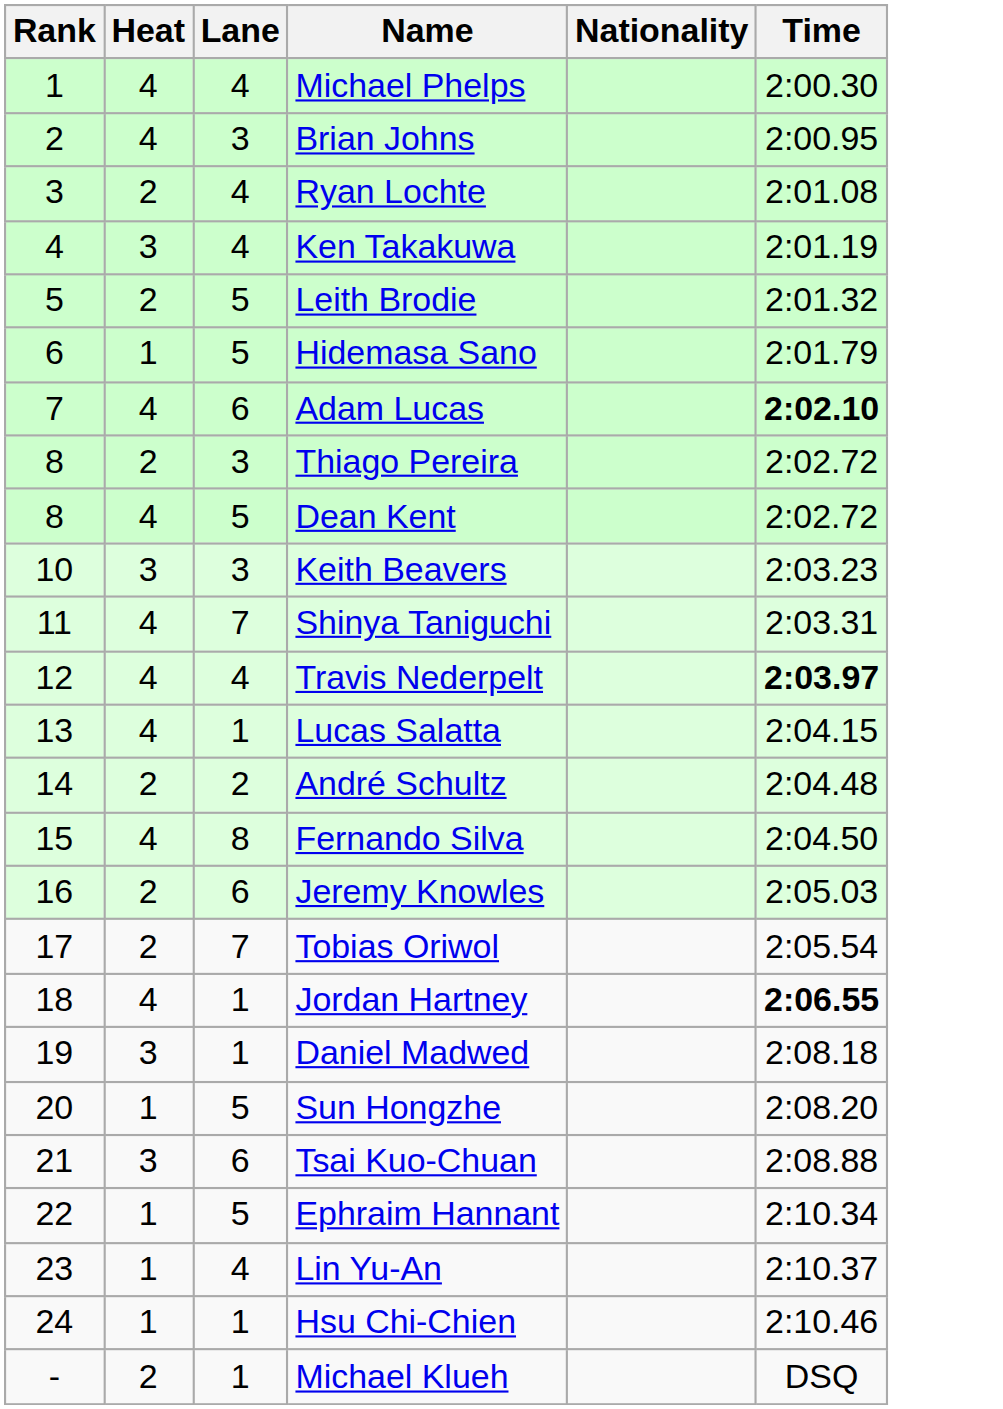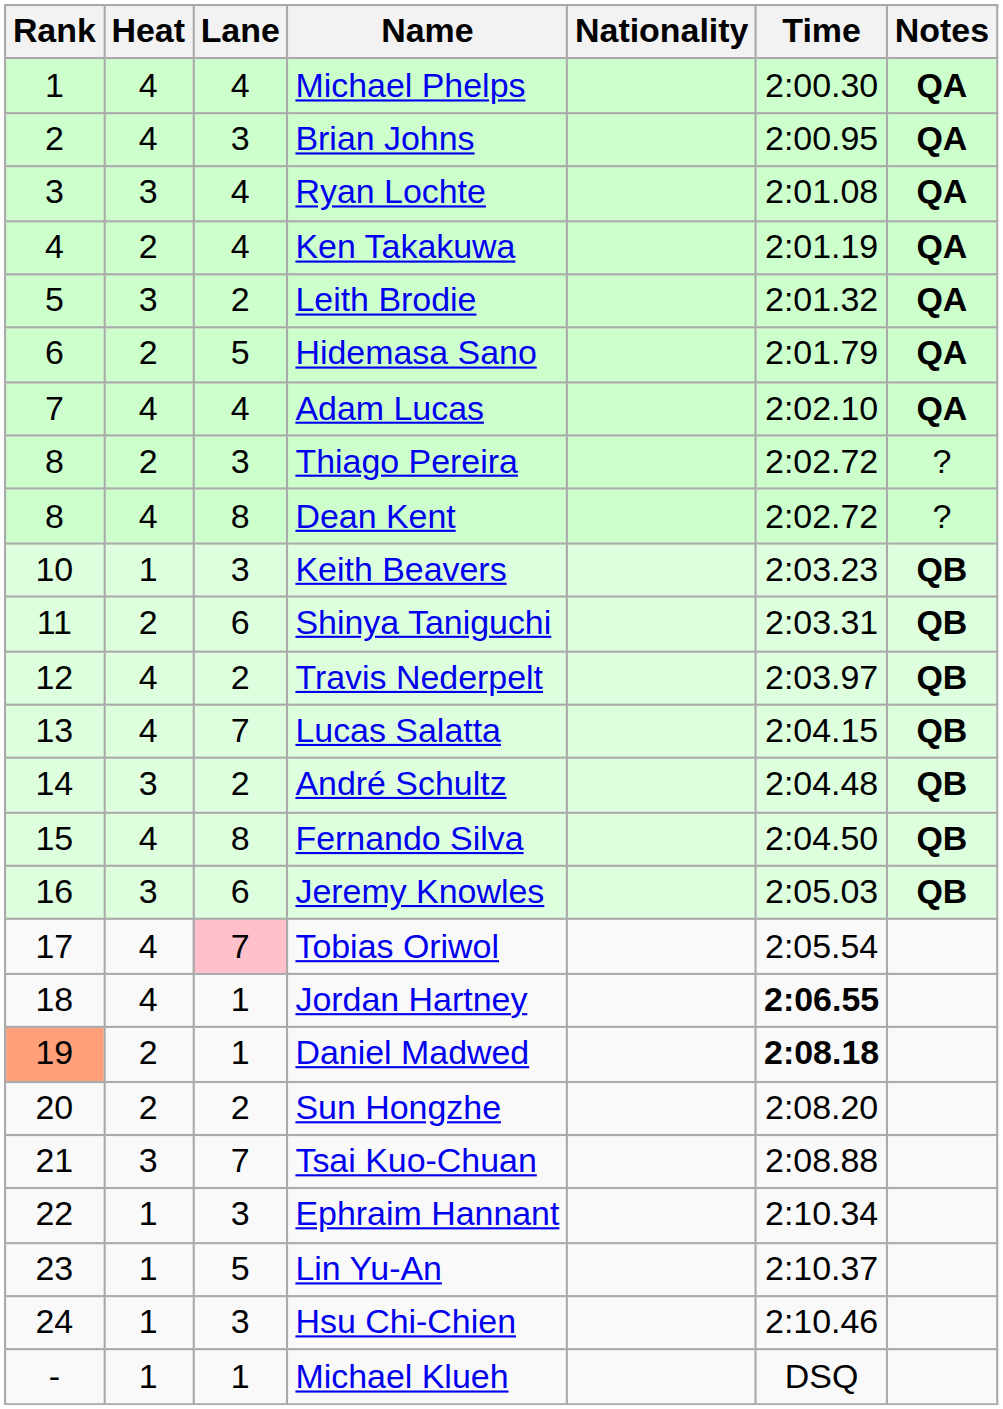+ column: (942, 31)
(148, 192) 2 -> (148, 192) 3
(148, 246) 3 -> (148, 246) 2
(148, 300) 2 -> (148, 300) 3
(240, 300) 5 -> (240, 300) 2
(148, 354) 1 -> (148, 354) 2
(240, 407) 6 -> (240, 407) 4
(822, 407) bold -> (822, 407) normal
(240, 515) 5 -> (240, 515) 8
(148, 569) 3 -> (148, 569) 1
(148, 623) 4 -> (148, 623) 2
(240, 623) 7 -> (240, 623) 6
(240, 676) 4 -> (240, 676) 2
(822, 676) bold -> (822, 676) normal
(240, 730) 1 -> (240, 730) 7
(148, 784) 2 -> (148, 784) 3
(148, 892) 2 -> (148, 892) 3
(148, 945) 2 -> (148, 945) 4
(240, 945) no background -> (240, 945) pink background
(54, 1053) no background -> (54, 1053) lightsalmon background
(148, 1053) 3 -> (148, 1053) 2
(822, 1053) normal -> (822, 1053) bold
(148, 1107) 1 -> (148, 1107) 2
(240, 1107) 5 -> (240, 1107) 2
(240, 1161) 6 -> (240, 1161) 7
(240, 1214) 5 -> (240, 1214) 3
(240, 1268) 4 -> (240, 1268) 5
(240, 1322) 1 -> (240, 1322) 3
(148, 1376) 2 -> (148, 1376) 1
